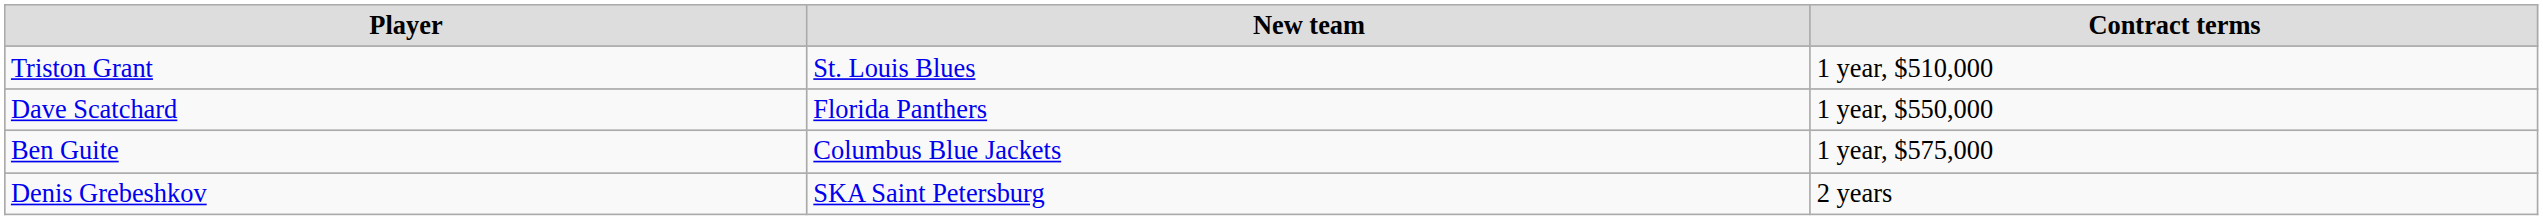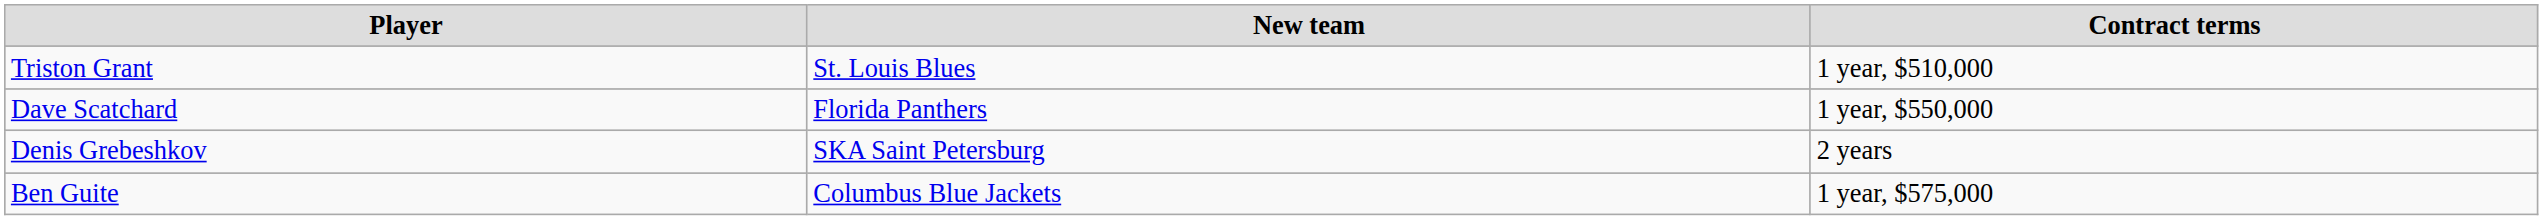rows swapped: (109, 192) <-> (65, 151)
